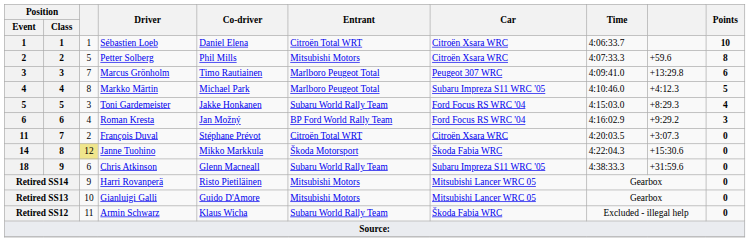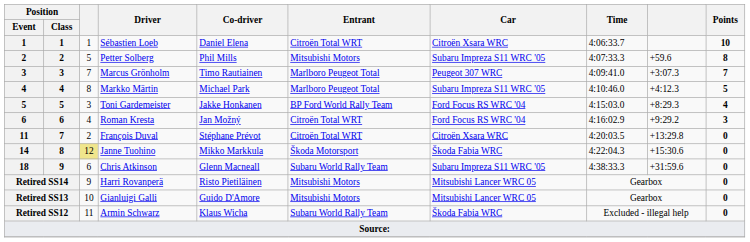(470, 58) Citroën Xsara WRC -> (489, 58) Subaru Impreza S11 WRC '05
(667, 73) +13:29.8 -> (664, 73) +3:07.3
(725, 73) 6 -> (725, 73) 7
(339, 104) Subaru World Rally Team -> (341, 104) BP Ford World Rally Team
(341, 120) BP Ford World Rally Team -> (326, 120) Citroën Total WRT
(664, 135) +3:07.3 -> (667, 135) +13:29.8
